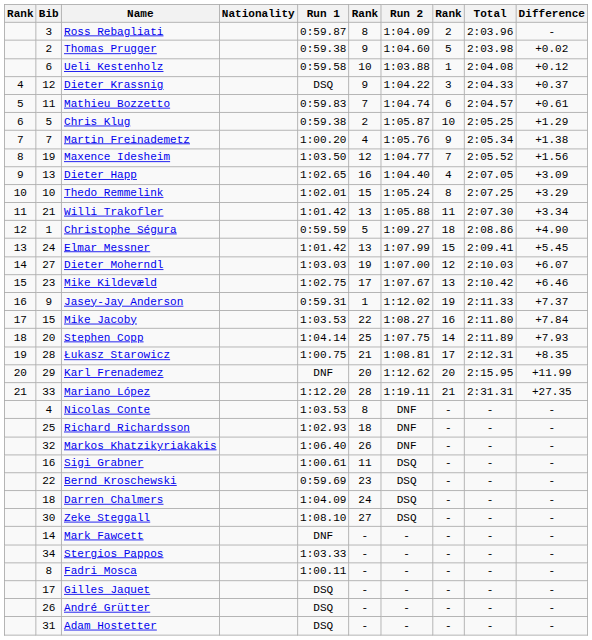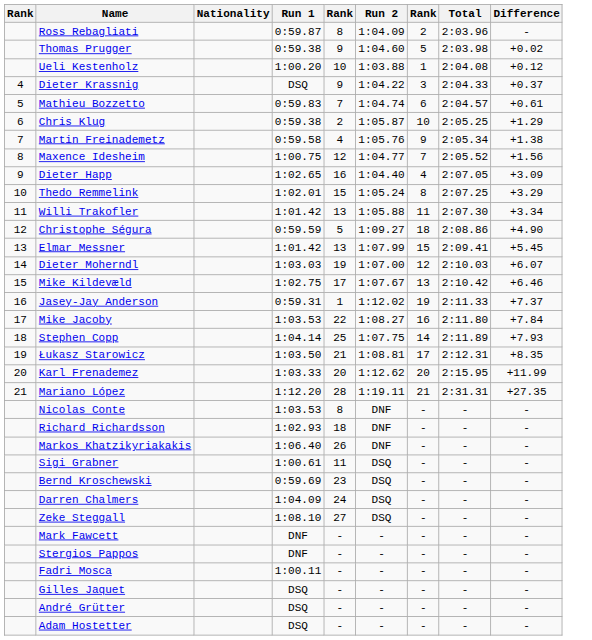- column: (49, 13)
(323, 67) 0:59.58 -> (298, 67) 1:00.20
(323, 139) 1:00.20 -> (298, 139) 0:59.58
(323, 158) 1:03.50 -> (298, 158) 1:00.75
(323, 356) 1:00.75 -> (298, 356) 1:03.50
(323, 374) DNF -> (298, 374) 1:03.33
(323, 554) 1:03.33 -> (298, 554) DNF
